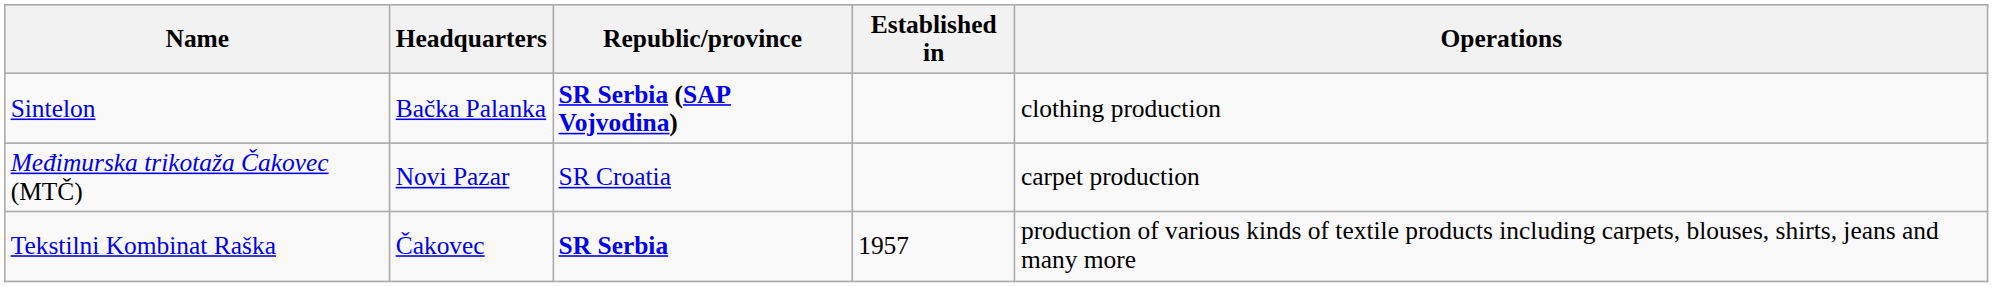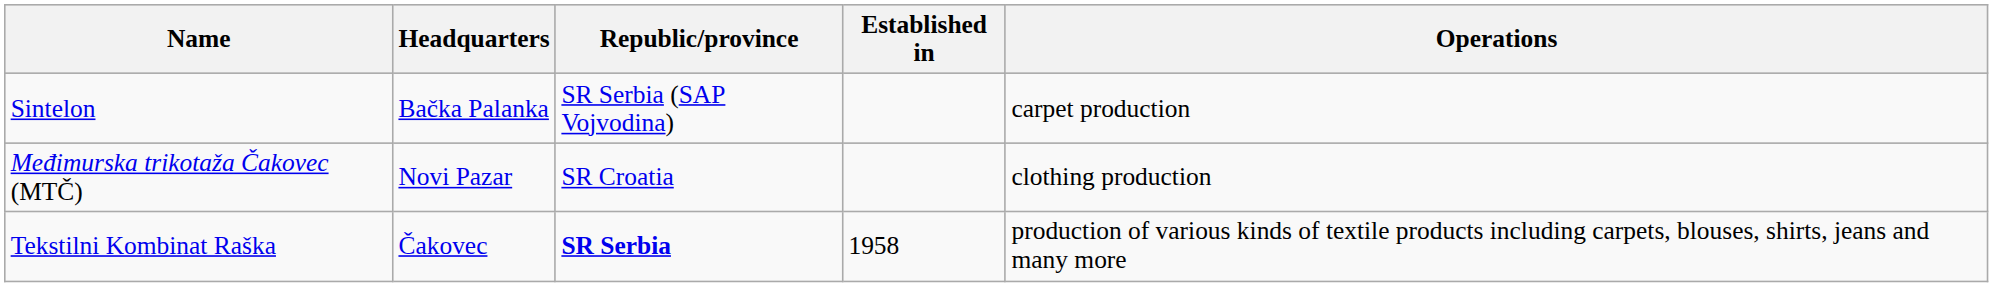(645, 107) bold -> (643, 107) normal
(1121, 107) clothing production -> (1101, 107) carpet production
(1110, 176) carpet production -> (1111, 176) clothing production
(884, 245) 1957 -> (874, 245) 1958
